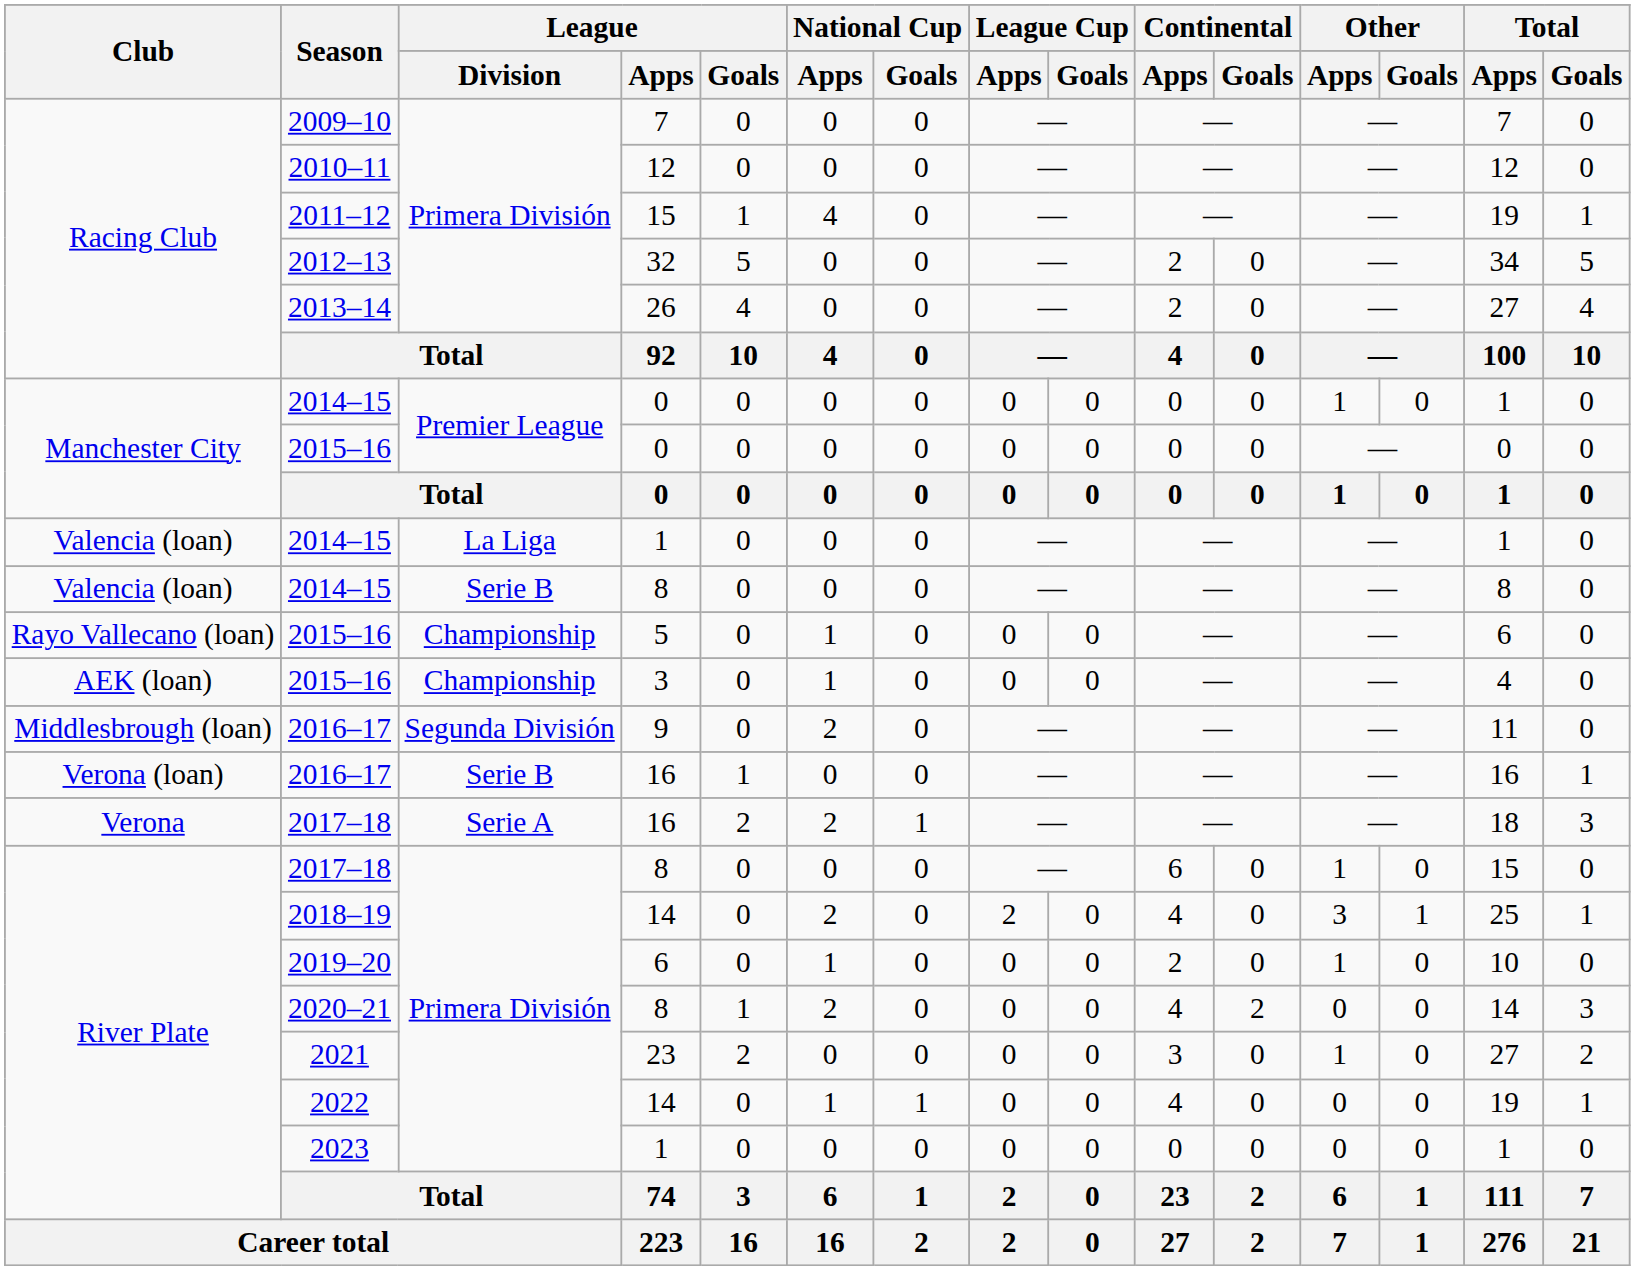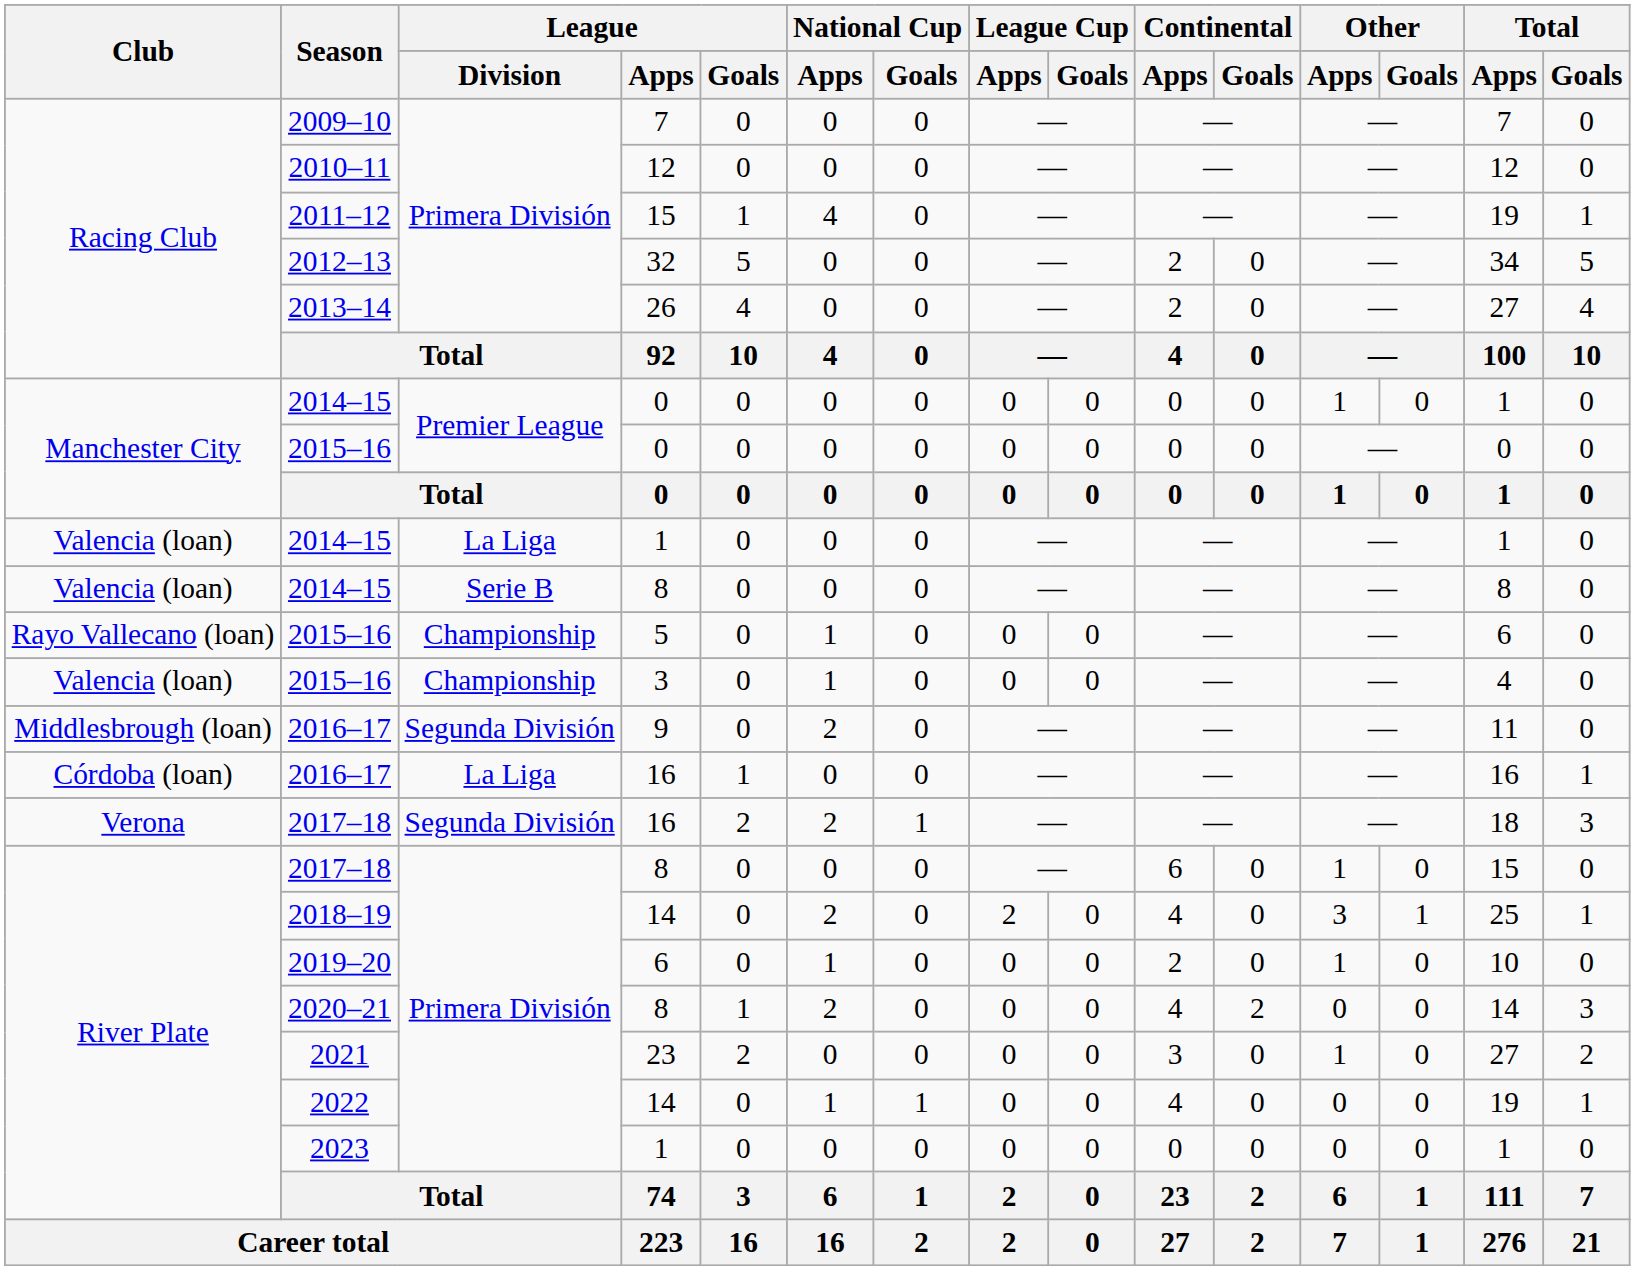(143, 681) AEK (loan) -> (143, 681) Valencia (loan)
(143, 774) Verona (loan) -> (143, 774) Córdoba (loan)
(510, 774) Serie B -> (510, 774) La Liga
(510, 821) Serie A -> (510, 821) Segunda División
